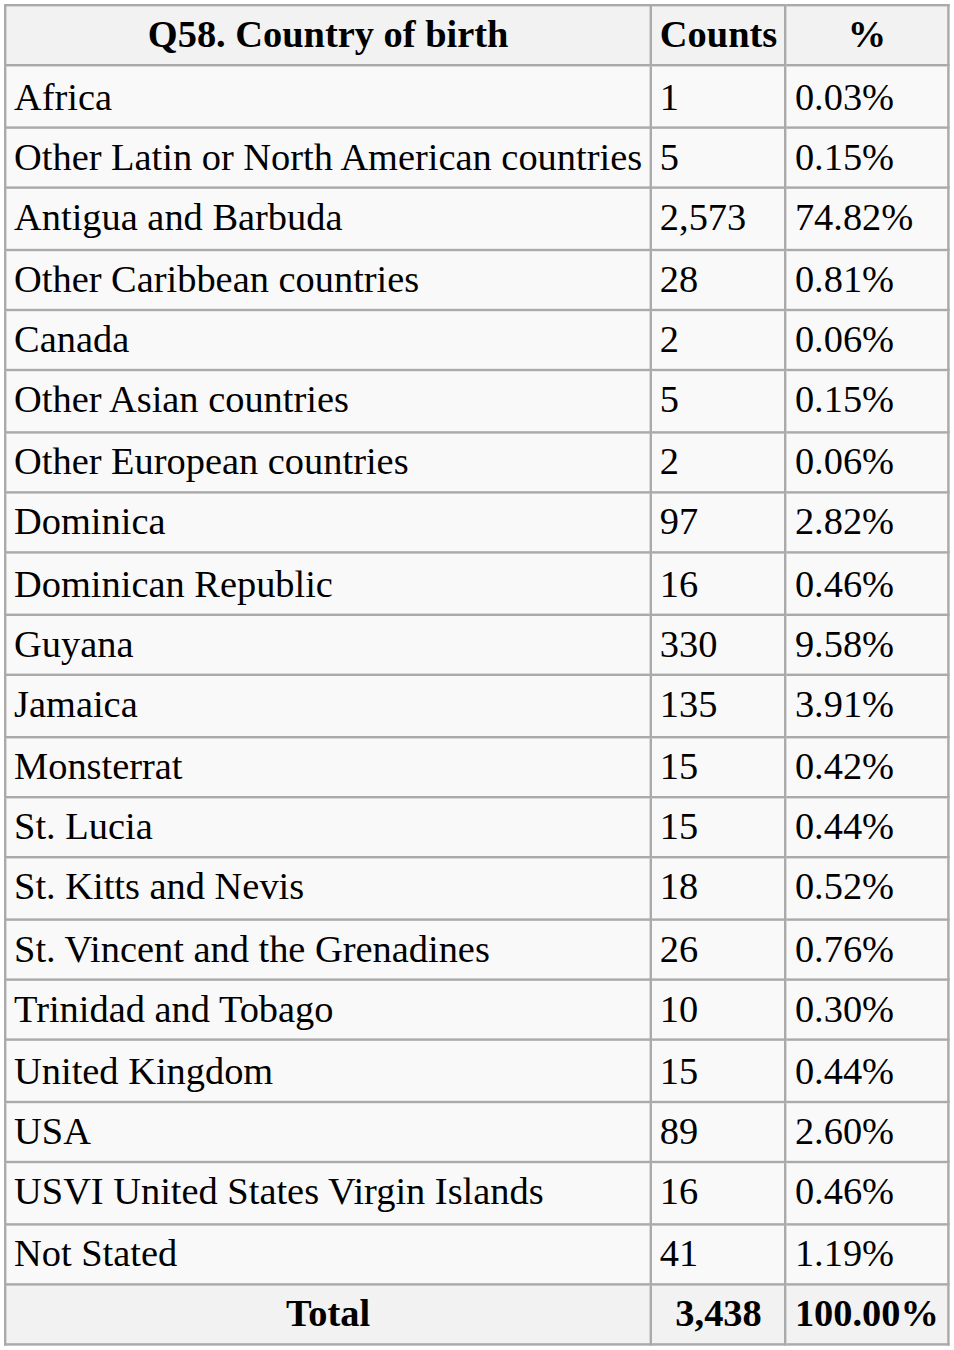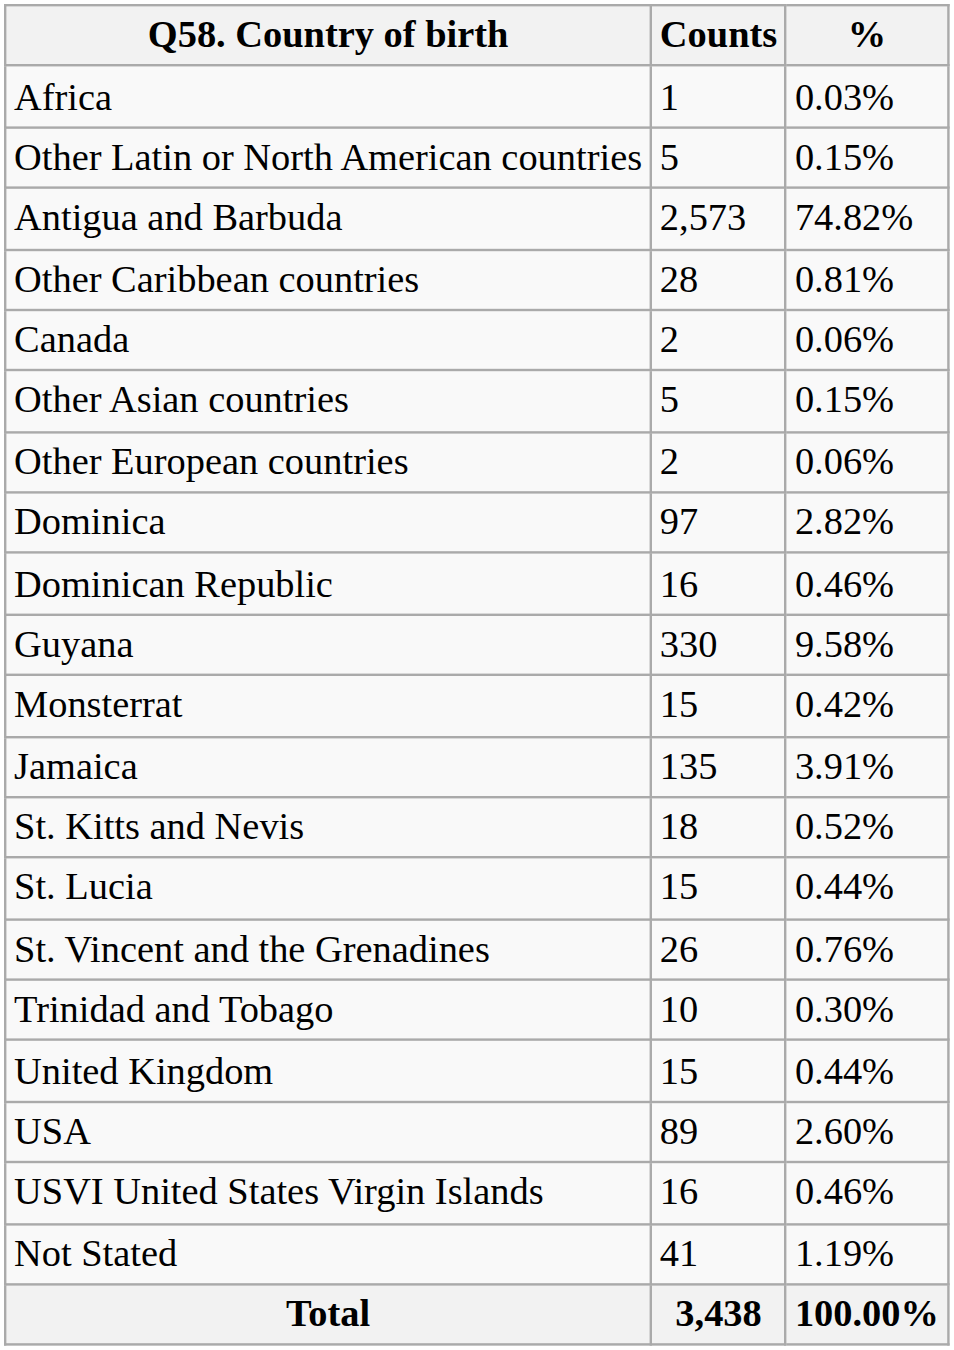rows swapped: (76, 704) <-> (98, 765)
rows swapped: (159, 887) <-> (83, 826)
